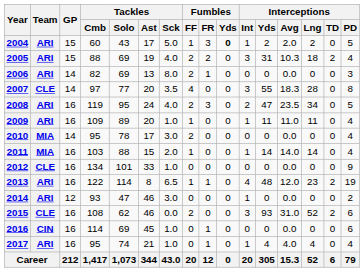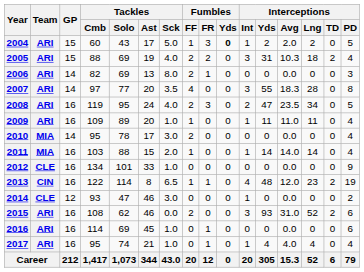(45, 89) CLE -> (45, 89) ARI
(45, 182) ARI -> (45, 182) CIN
(45, 197) ARI -> (45, 197) CLE
(45, 213) CLE -> (45, 213) ARI
(45, 228) CIN -> (45, 228) ARI
